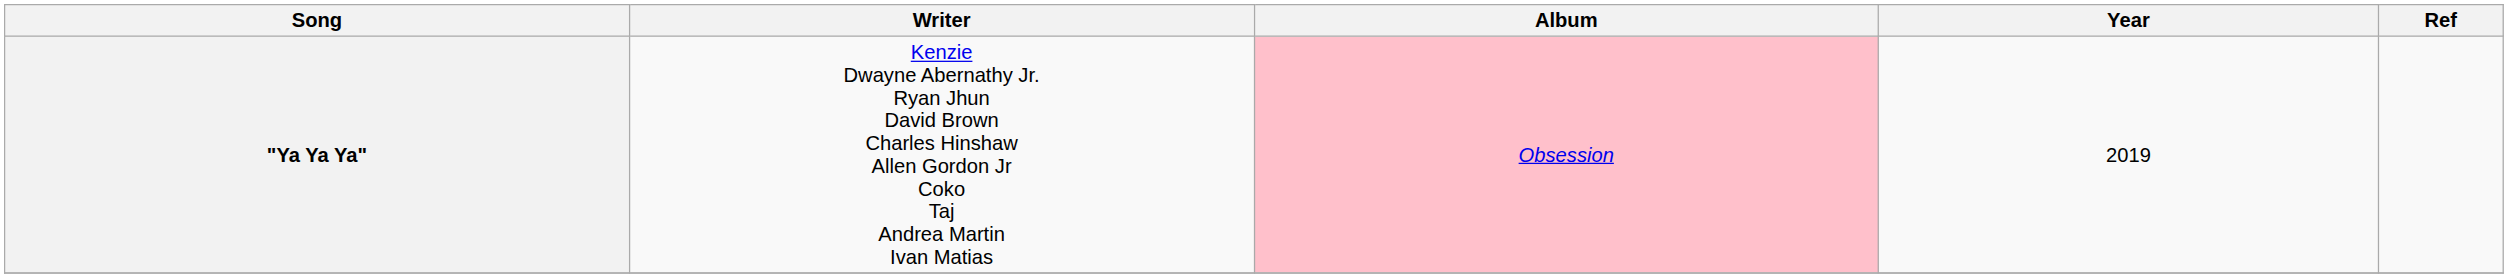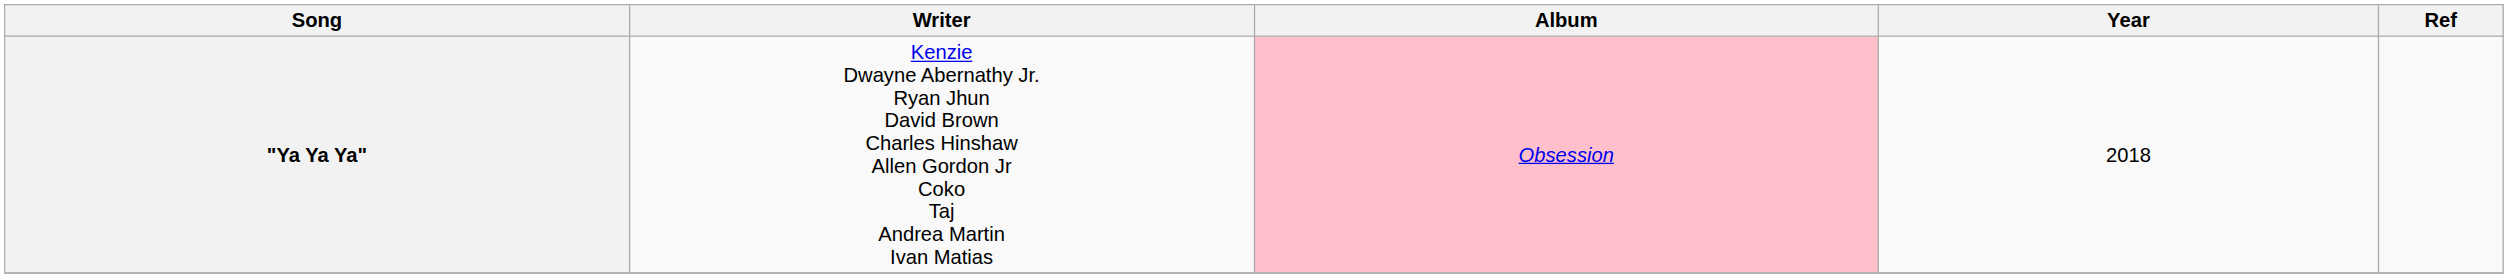(2128, 154) 2019 -> (2128, 154) 2018
